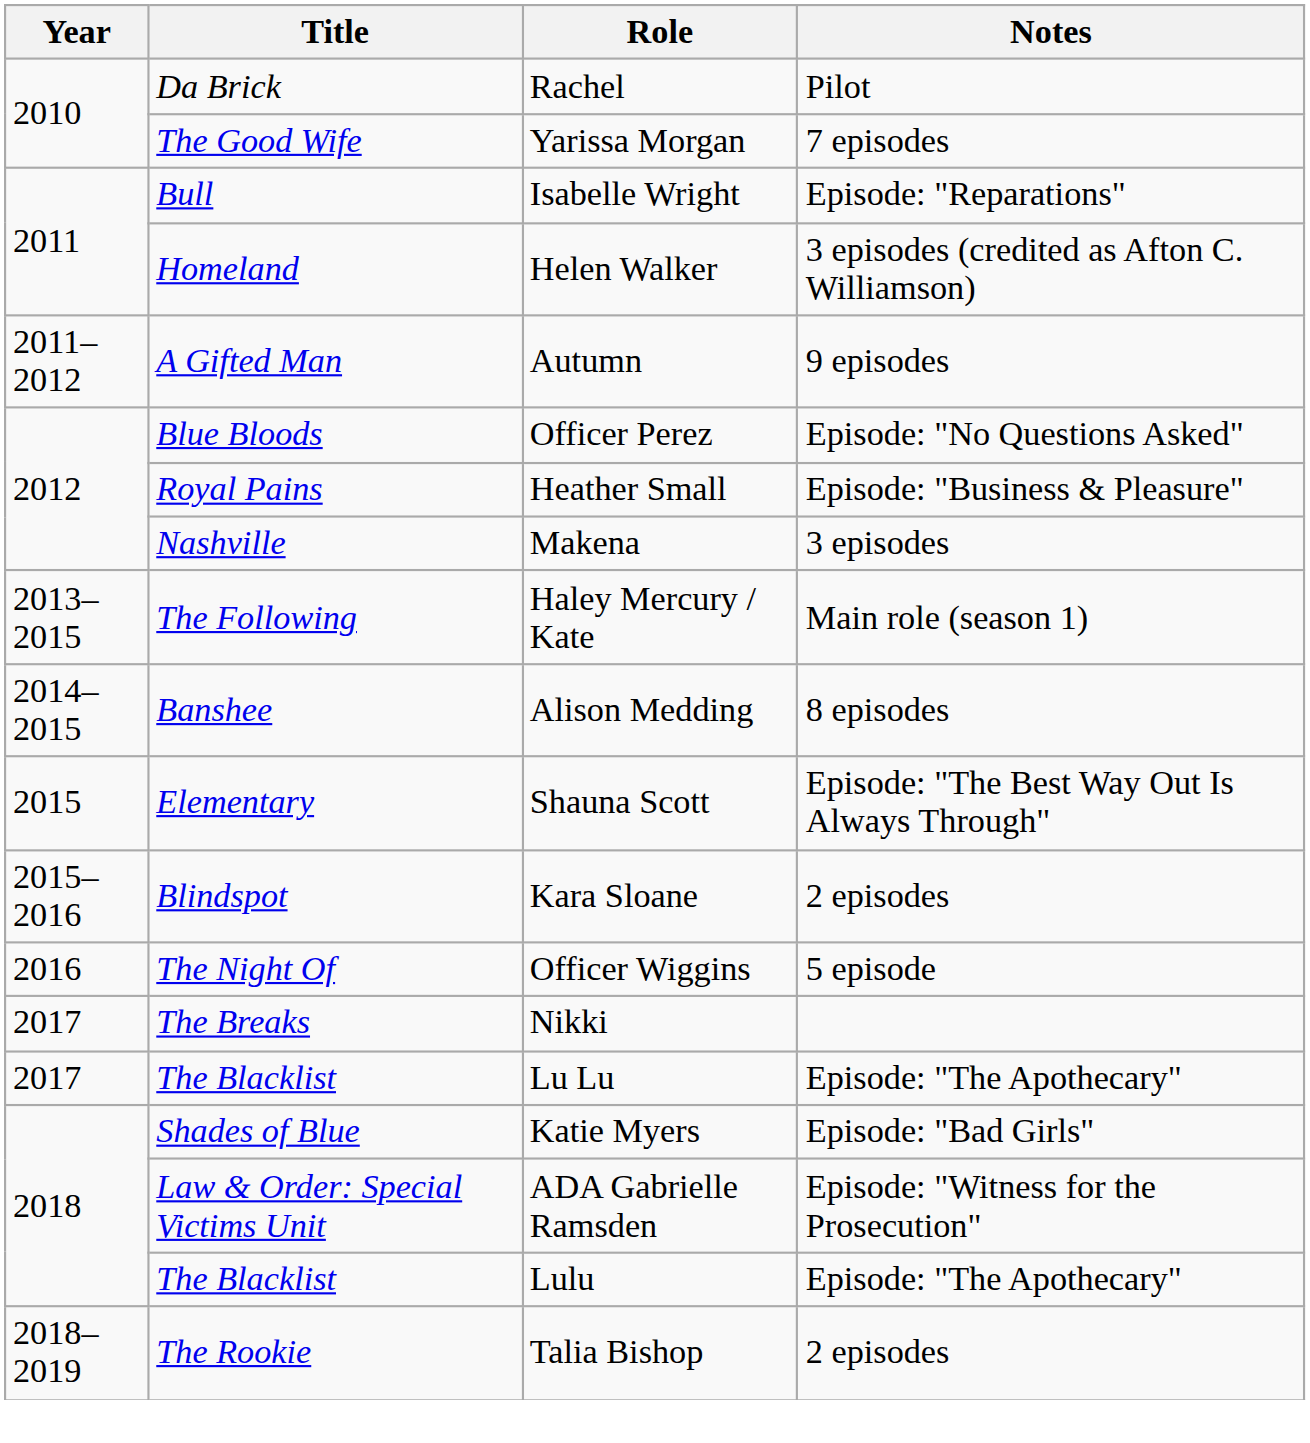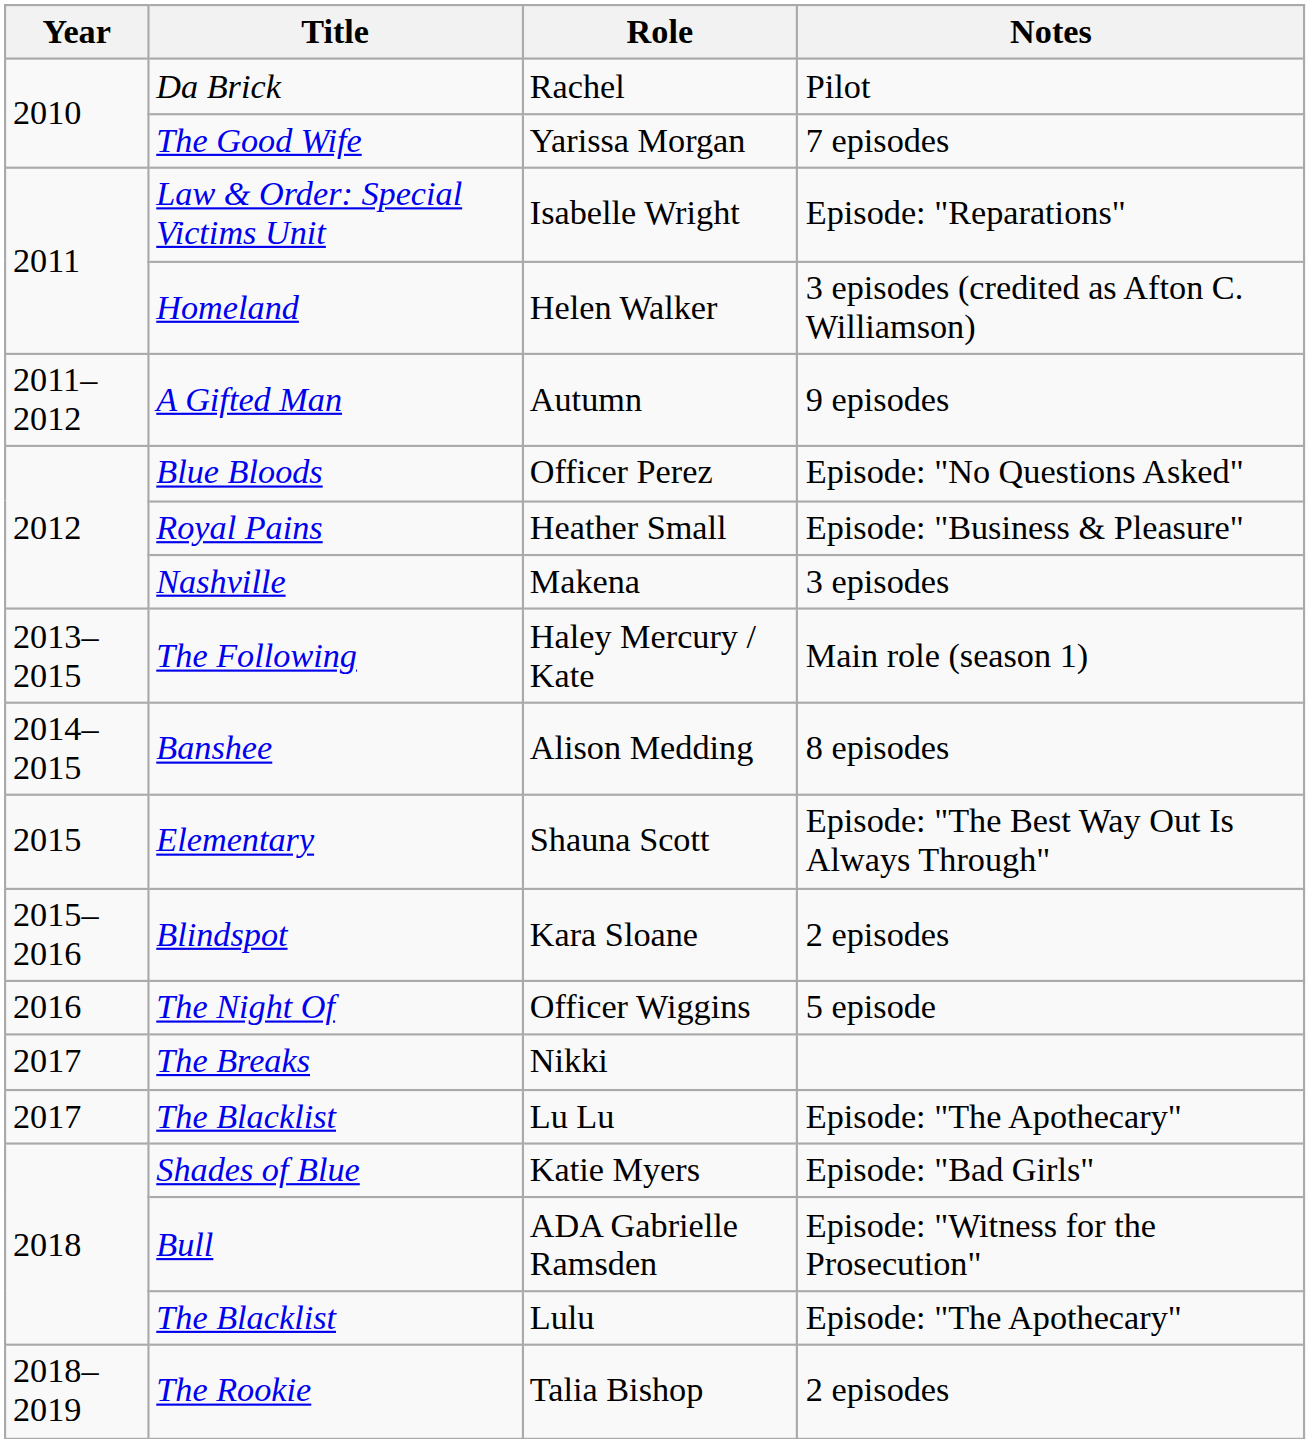(185, 194) Bull -> (309, 213) Law & Order: Special Victims Unit
(309, 1205) Law & Order: Special Victims Unit -> (185, 1243) Bull
